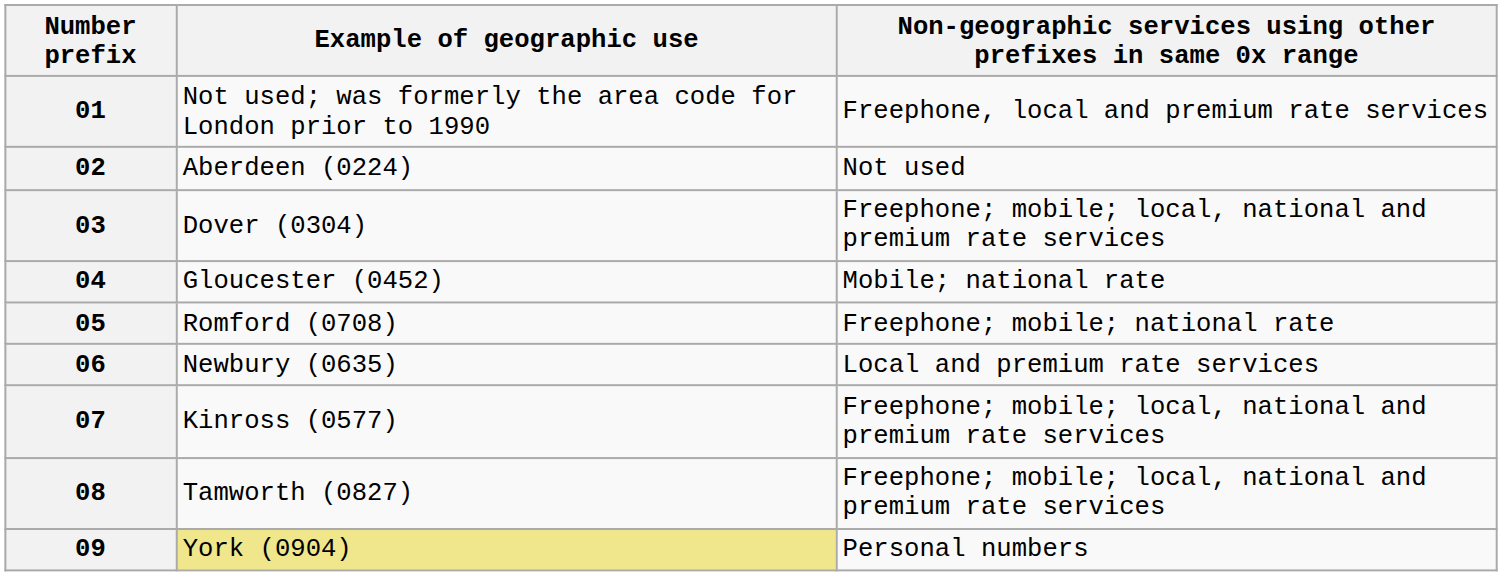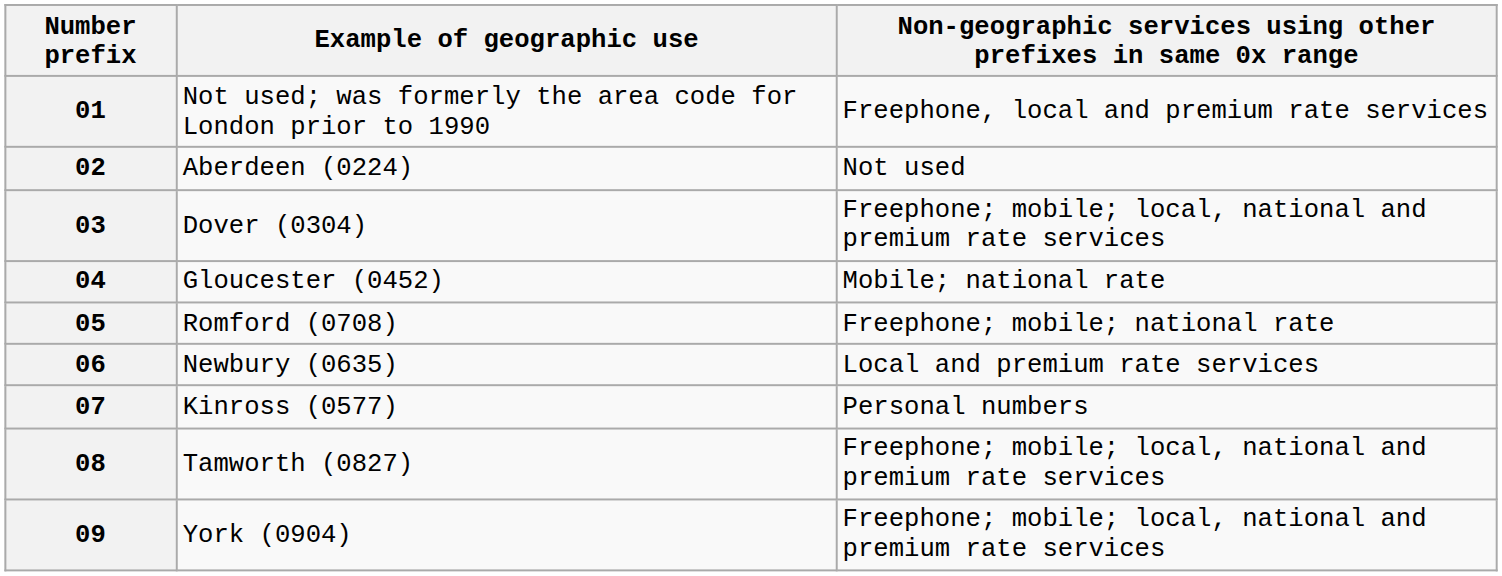(1135, 421) Freephone; mobile; local, national and premium rate services -> (966, 407) Personal numbers
(267, 549) khaki background -> (267, 534) no background
(966, 549) Personal numbers -> (1135, 534) Freephone; mobile; local, national and premium rate services
